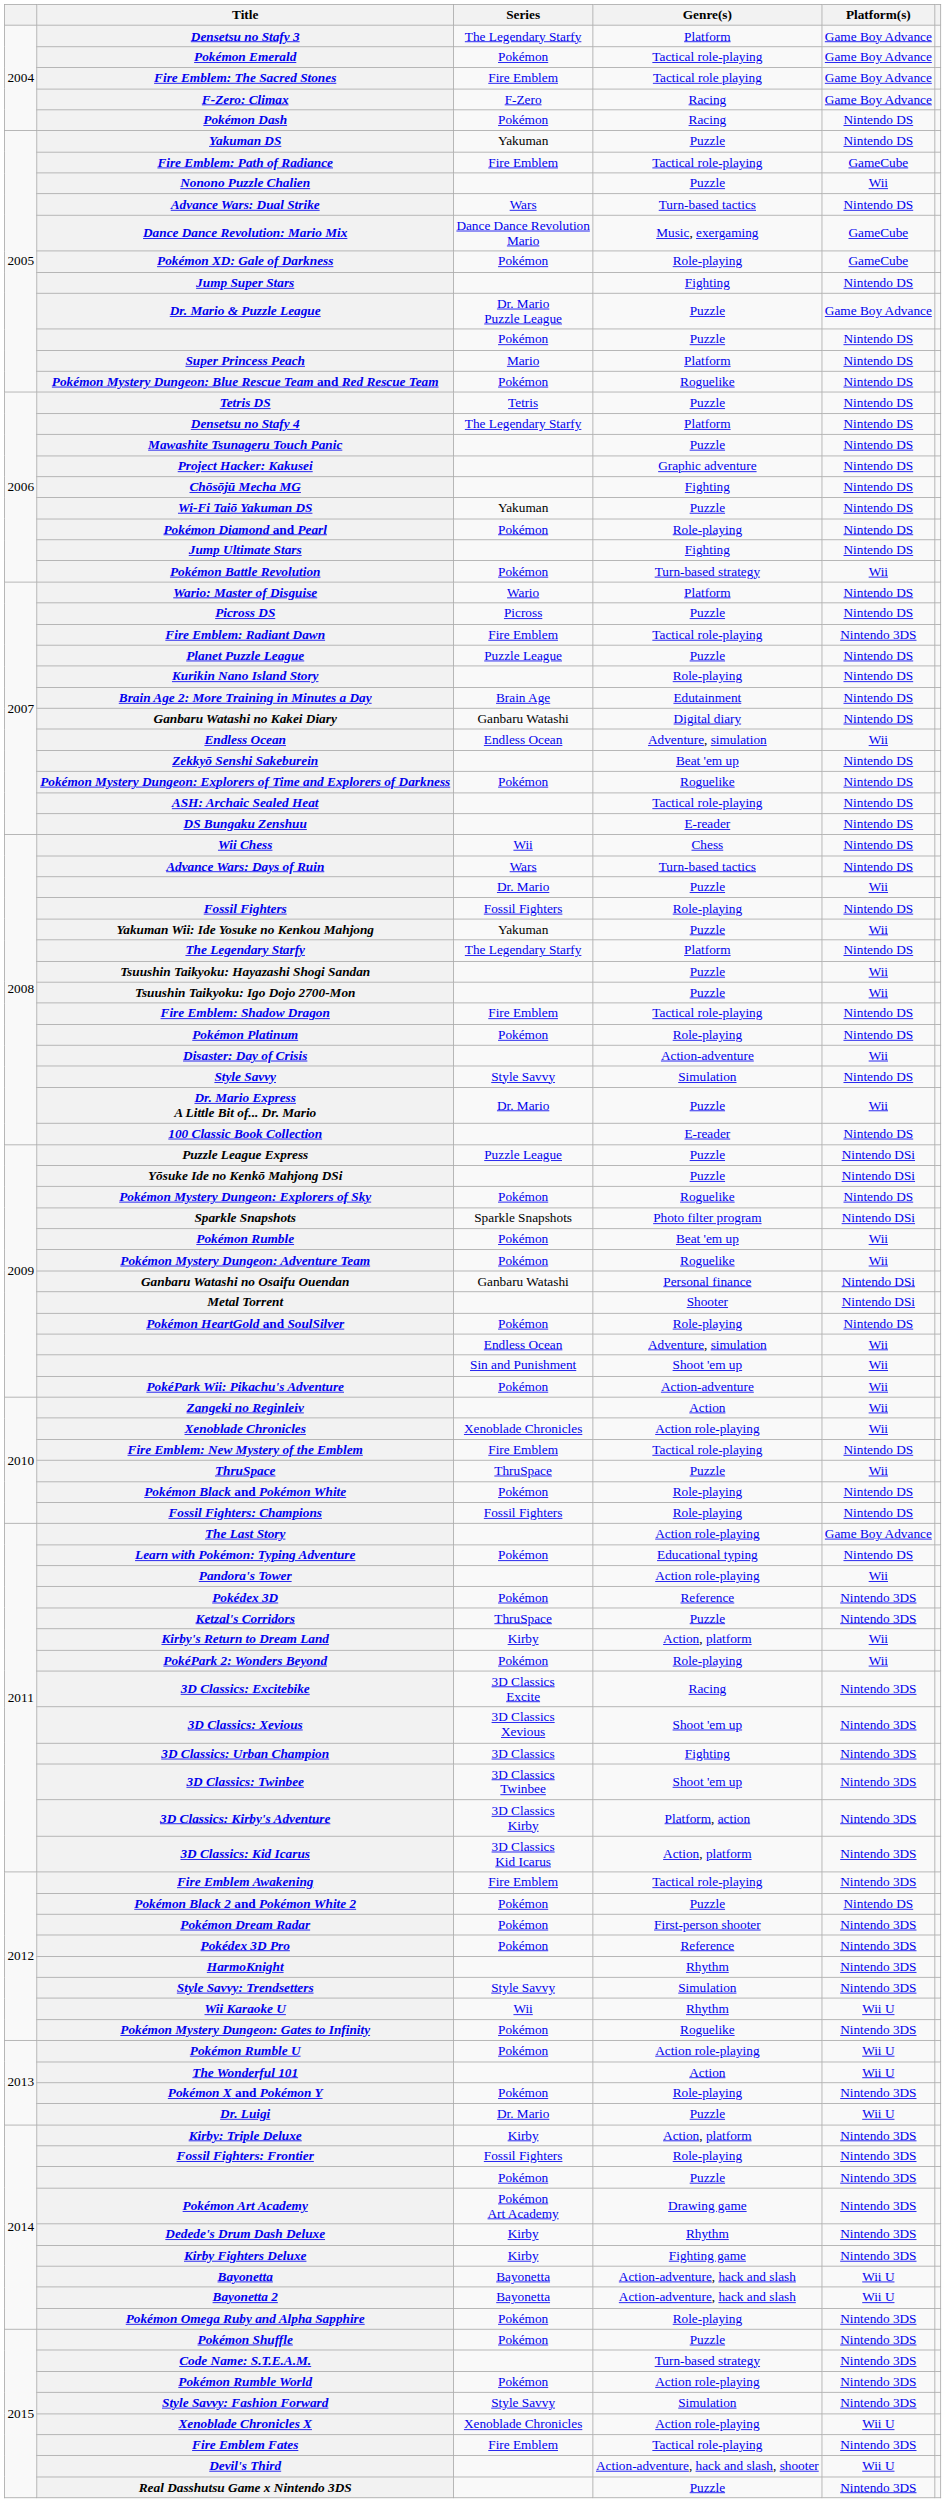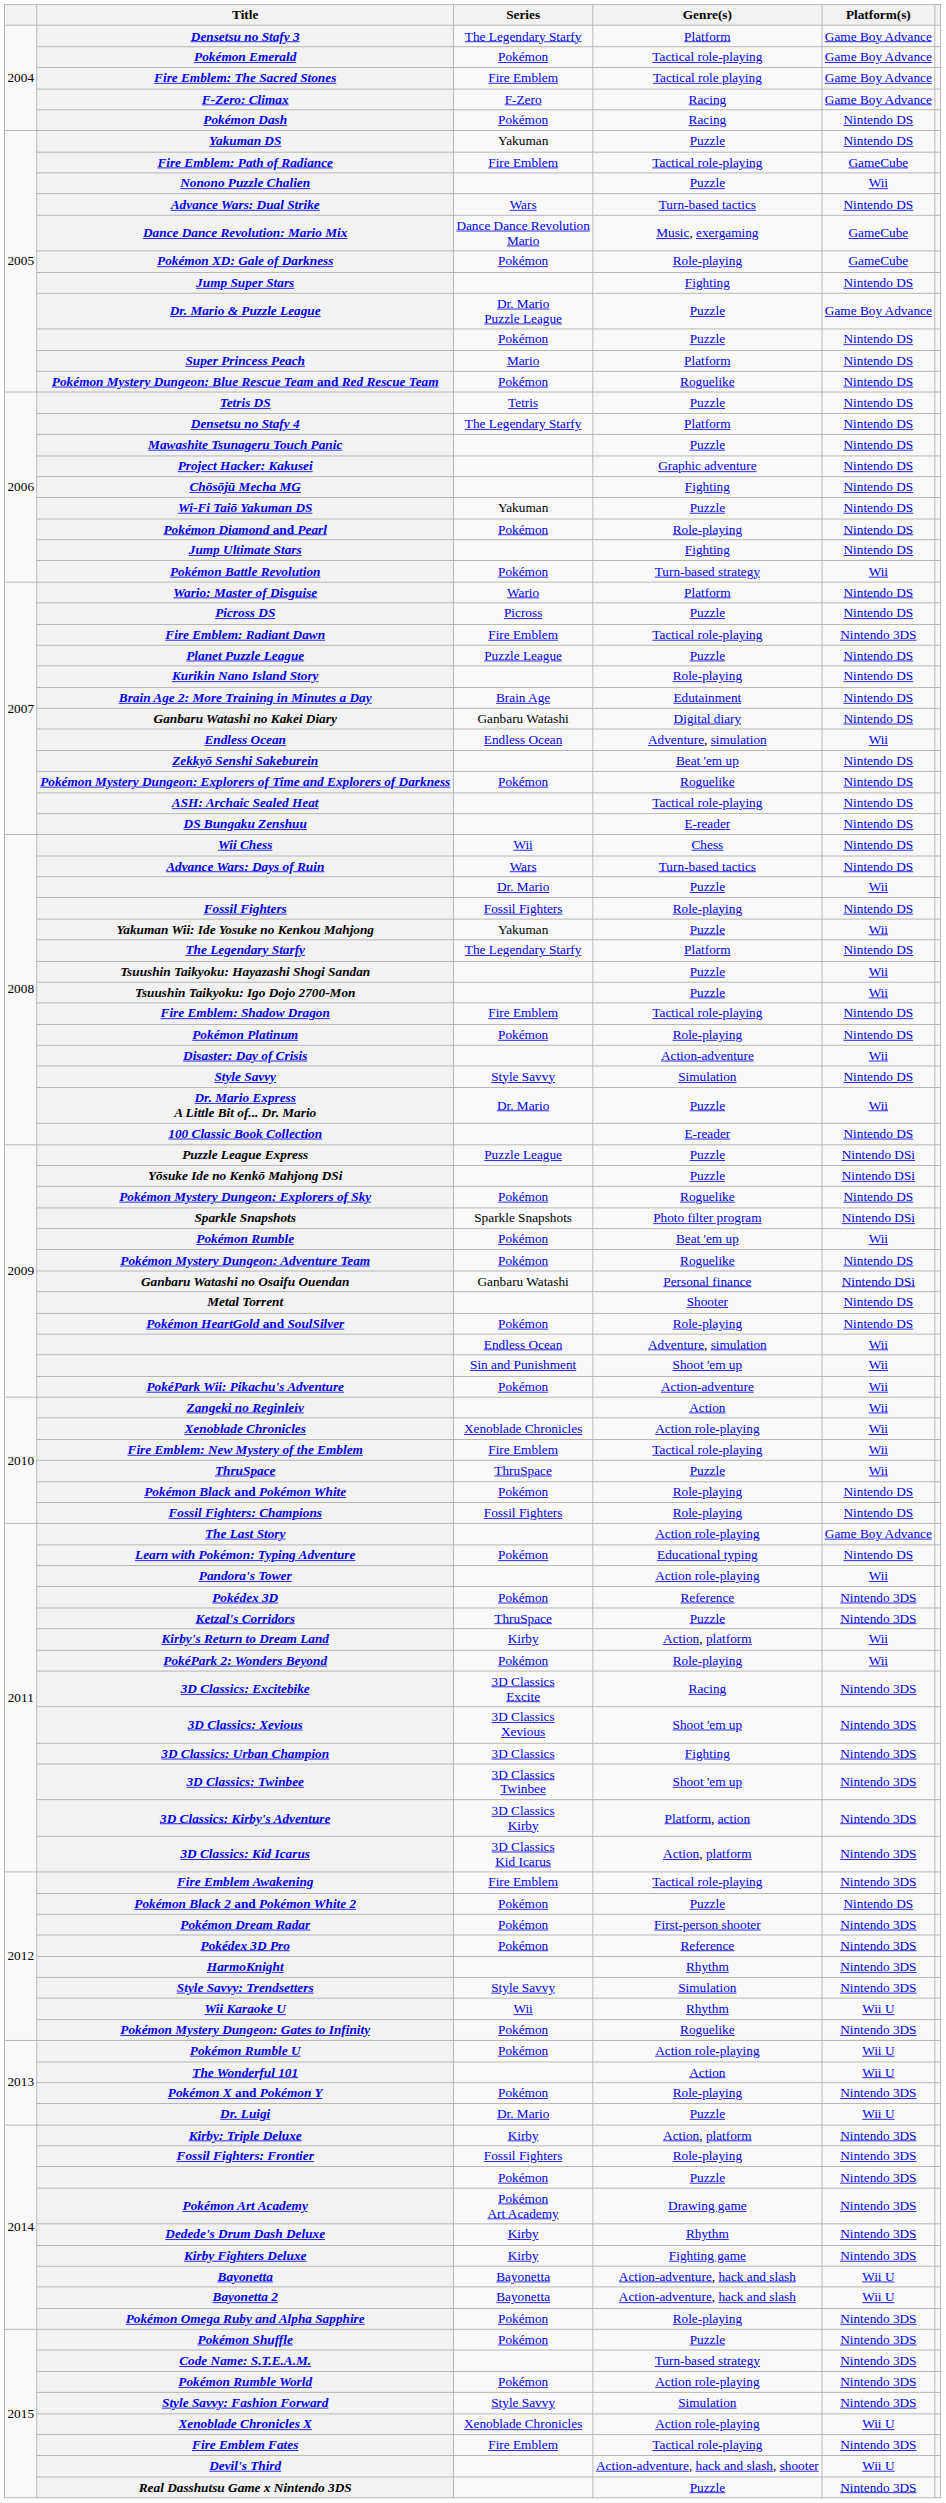(878, 1260) Wii -> (878, 1260) Nintendo DS
(878, 1302) Nintendo DSi -> (878, 1302) Nintendo DS
(878, 1449) Nintendo DS -> (878, 1449) Wii
